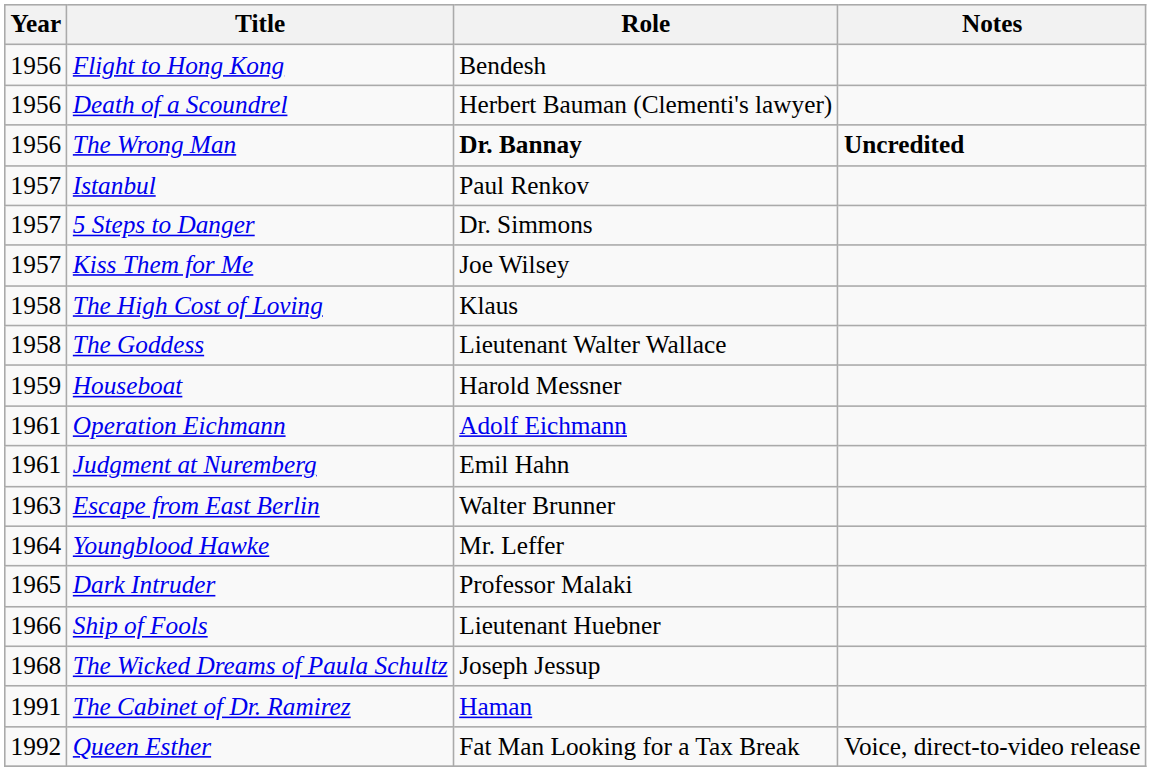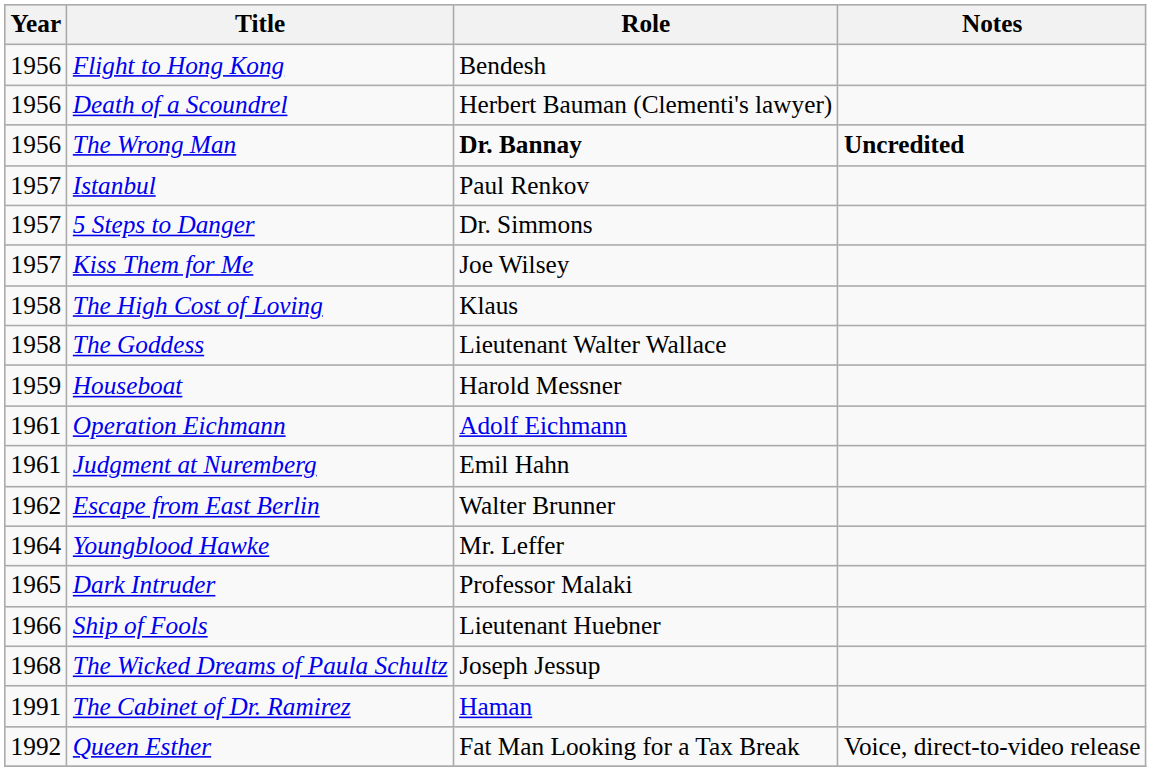(36, 505) 1963 -> (36, 505) 1962
